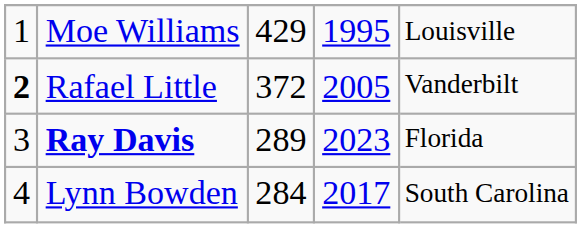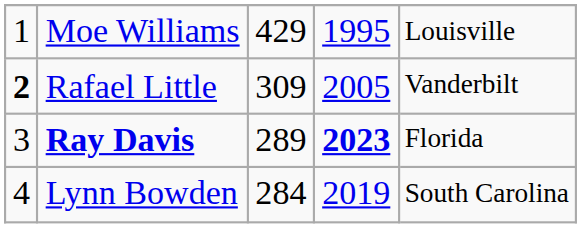(281, 85) 372 -> (281, 85) 309
(356, 139) normal -> (356, 139) bold
(356, 193) 2017 -> (356, 193) 2019
